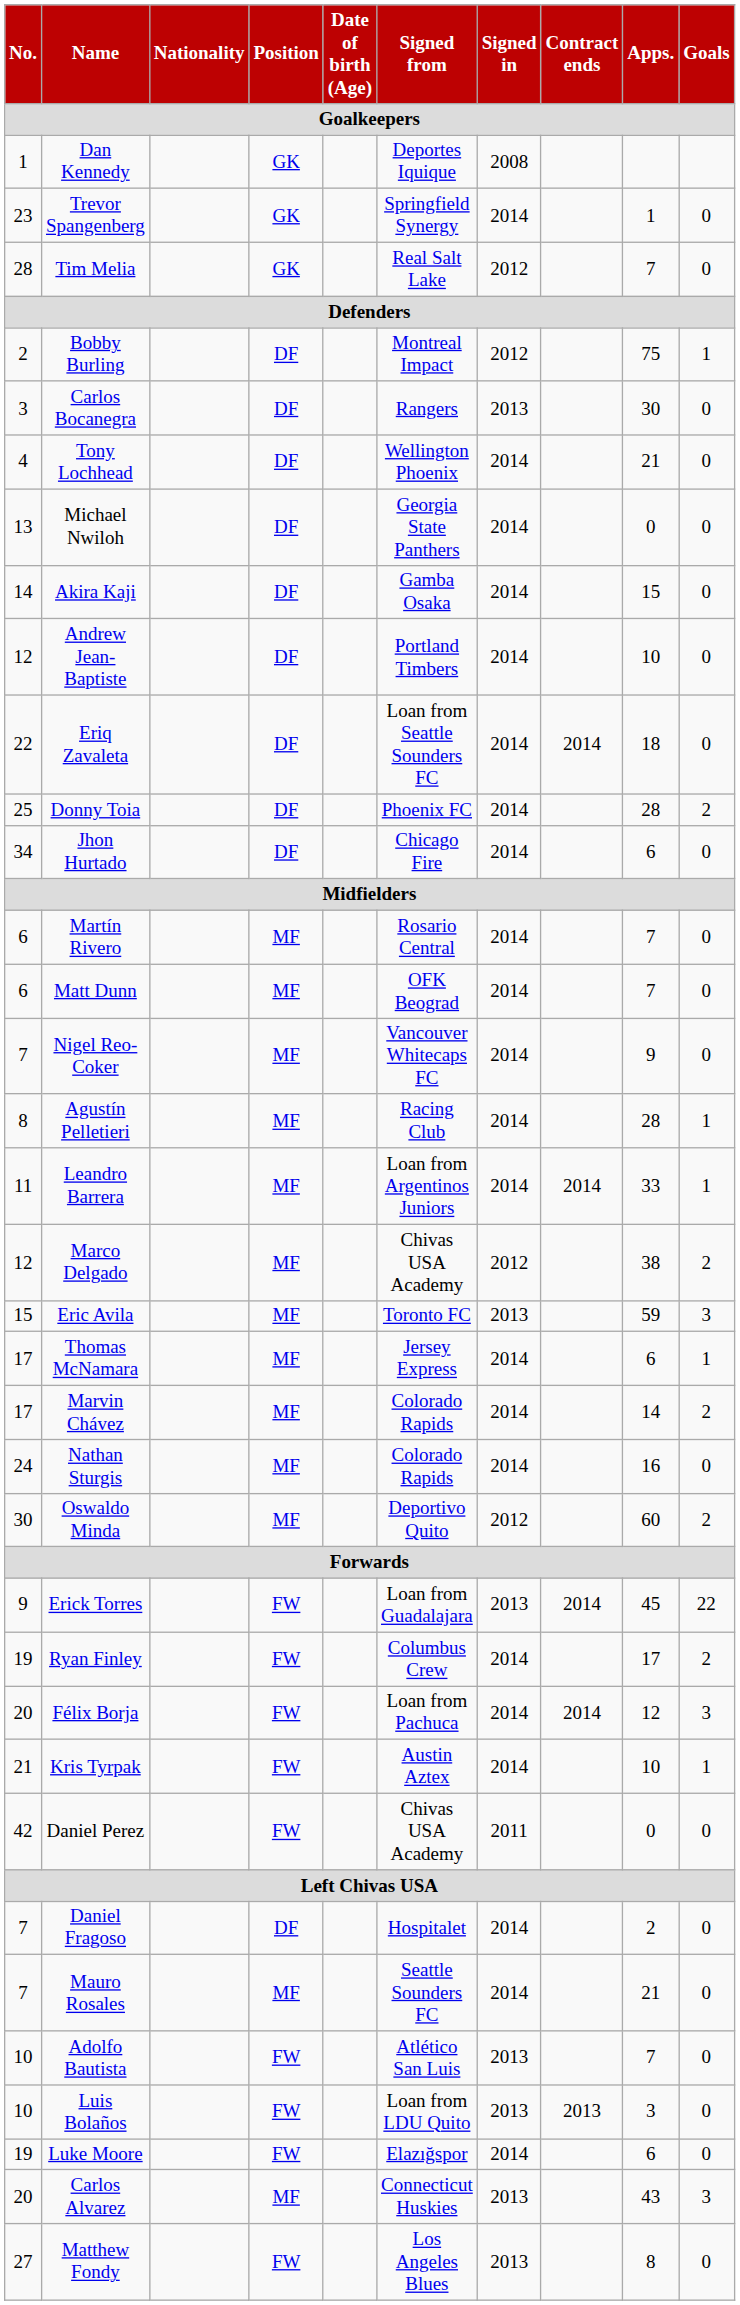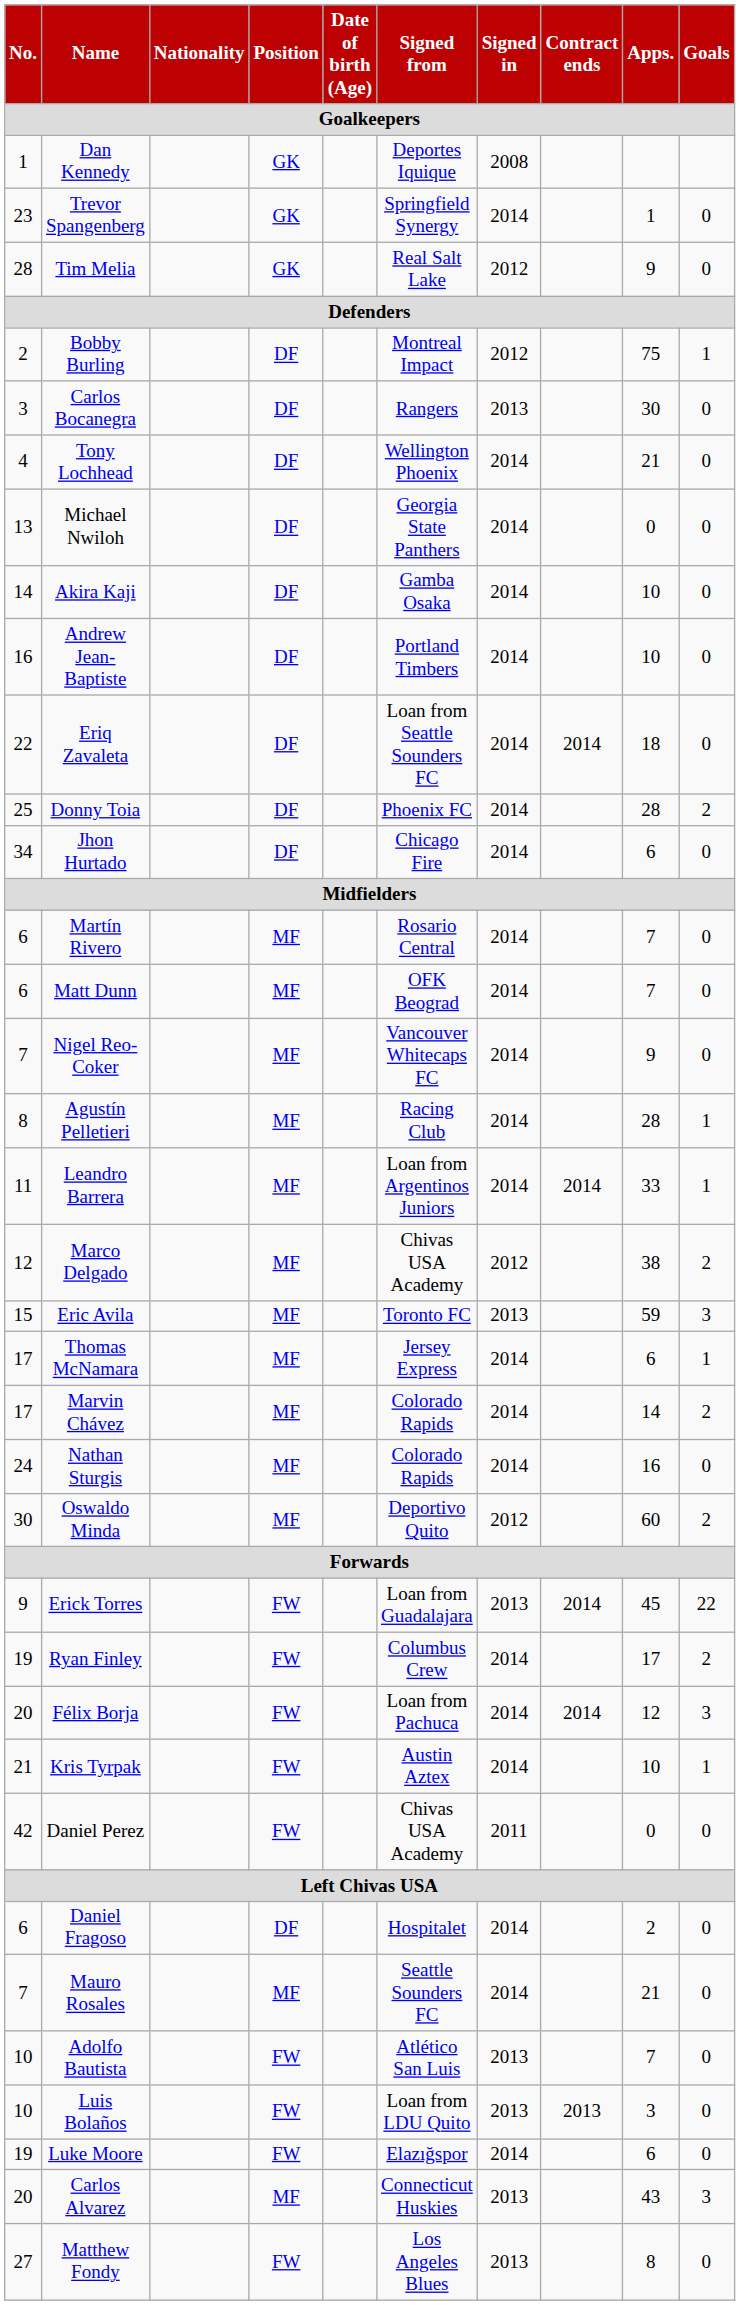(651, 269) 7 -> (651, 269) 9
(651, 592) 15 -> (651, 592) 10
(23, 657) 12 -> (23, 657) 16
(23, 1927) 7 -> (23, 1927) 6
